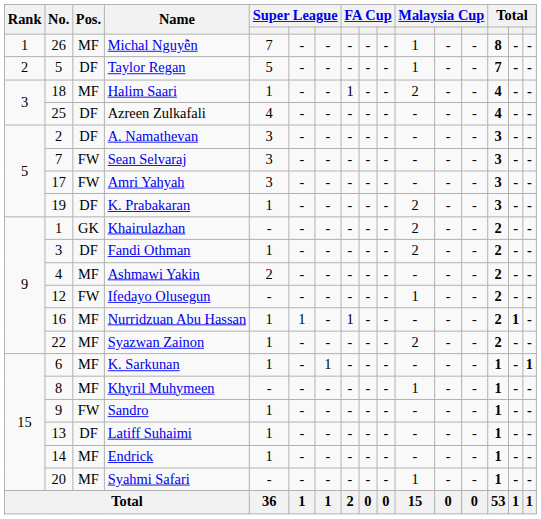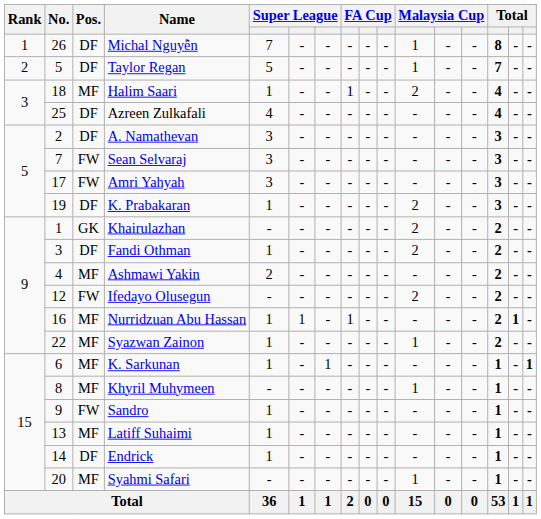(88, 45) MF -> (88, 45) DF
(415, 296) 1 -> (415, 296) 2
(415, 342) 2 -> (415, 342) 1
(88, 433) DF -> (88, 433) MF
(88, 456) MF -> (88, 456) DF
